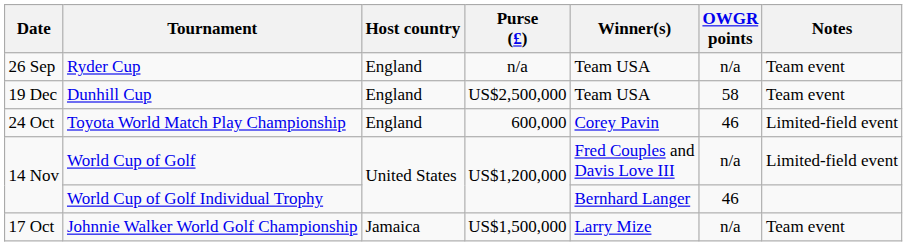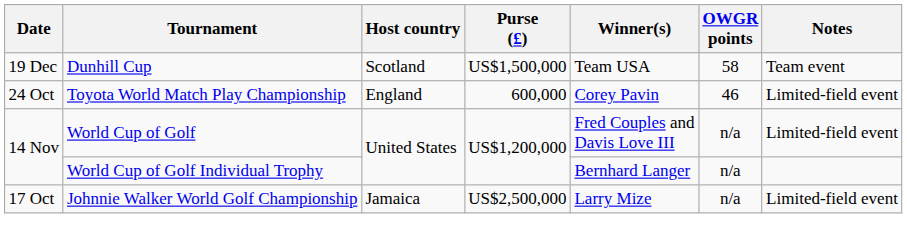- row: (104, 66)
(394, 95) England -> (395, 66) Scotland
(517, 95) US$2,500,000 -> (517, 66) US$1,500,000
(730, 199) 46 -> (730, 171) n/a
(517, 227) US$1,500,000 -> (517, 199) US$2,500,000
(805, 227) Team event -> (832, 199) Limited-field event
